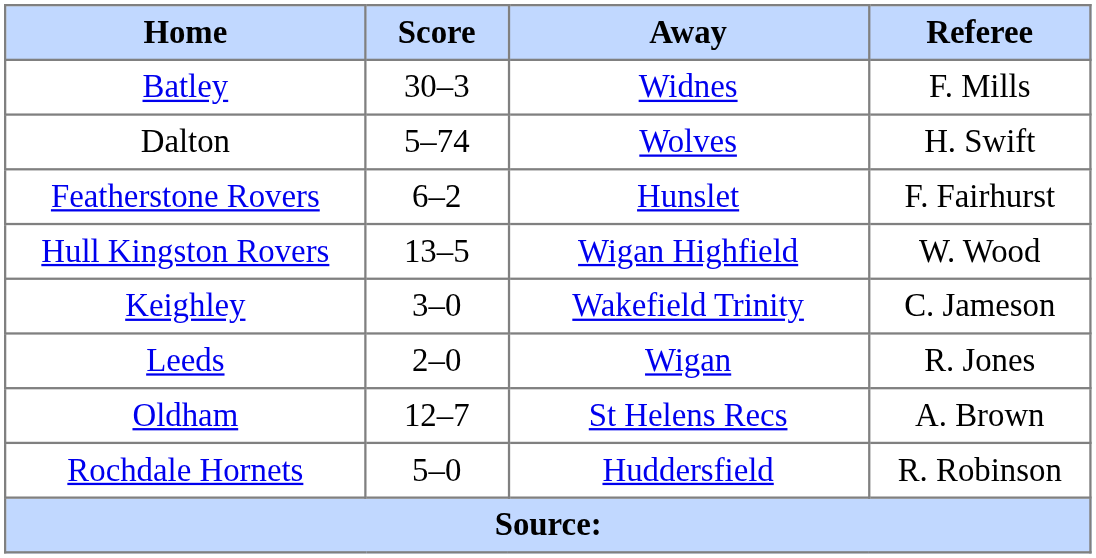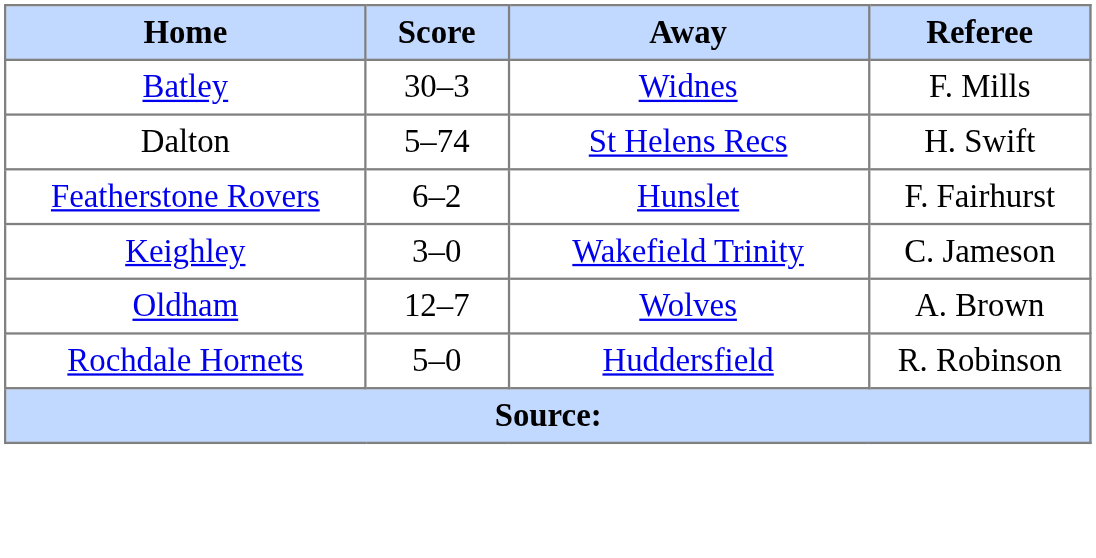(688, 141) Wolves -> (688, 141) St Helens Recs
- row: (185, 250)
- row: (185, 360)
(688, 414) St Helens Recs -> (688, 305) Wolves
